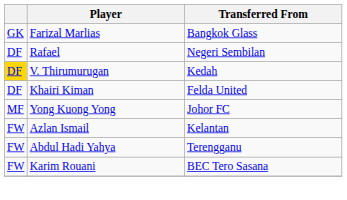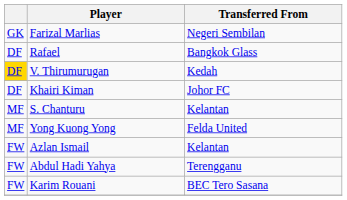(222, 33) Bangkok Glass -> (226, 33) Negeri Sembilan
(226, 52) Negeri Sembilan -> (222, 52) Bangkok Glass
(217, 90) Felda United -> (208, 90) Johor FC
+ row: (57, 109)
(208, 109) Johor FC -> (217, 128) Felda United
